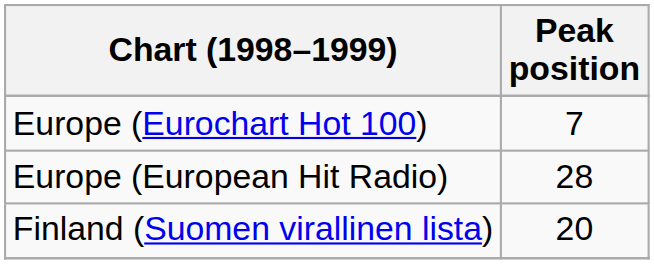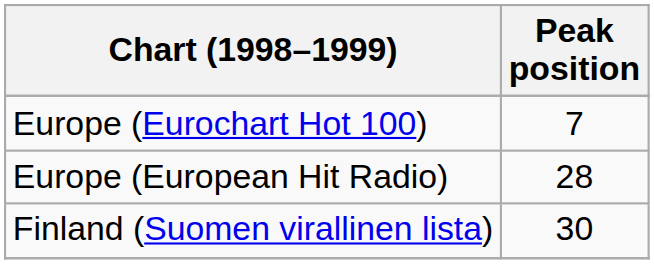(574, 229) 20 -> (574, 229) 30
